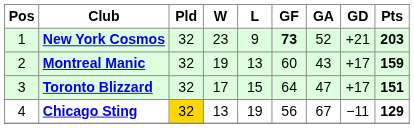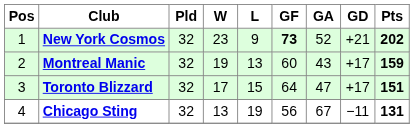(392, 40) 203 -> (392, 40) 202
(186, 111) gold background -> (186, 111) no background
(392, 111) 129 -> (392, 111) 131
